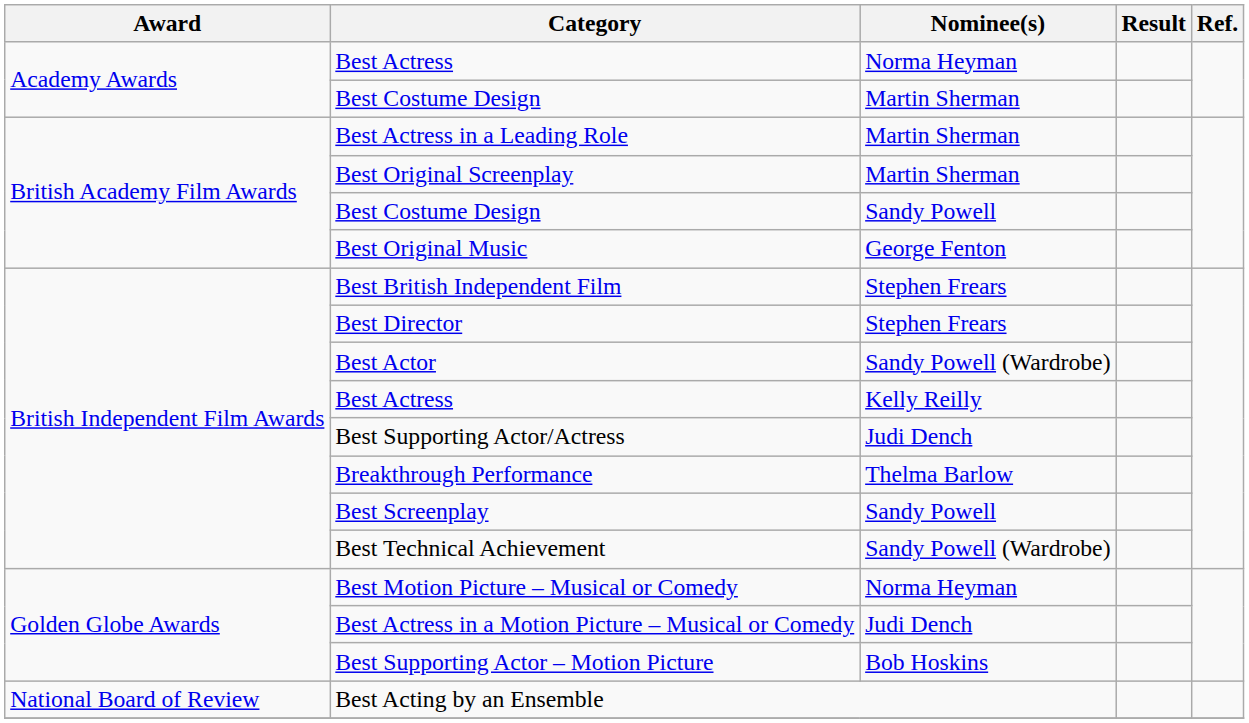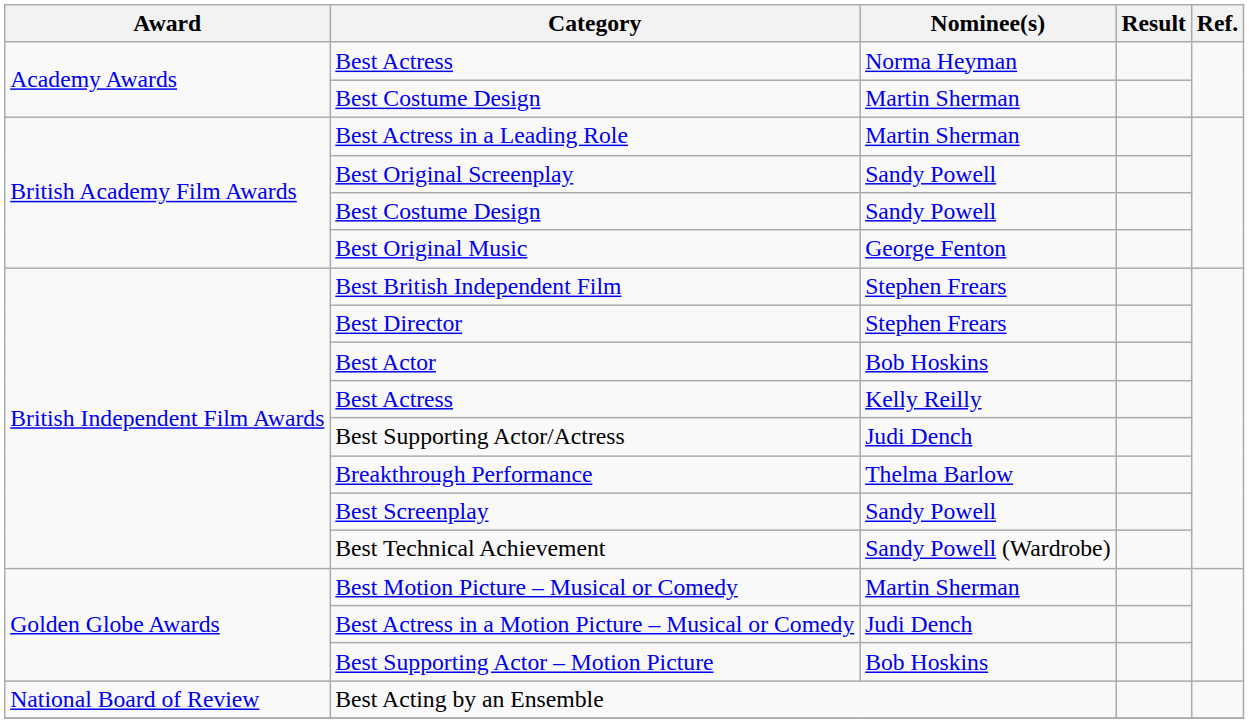(942, 173) Martin Sherman -> (931, 173) Sandy Powell
(988, 361) Sandy Powell (Wardrobe) -> (927, 361) Bob Hoskins
(941, 586) Norma Heyman -> (942, 586) Martin Sherman
